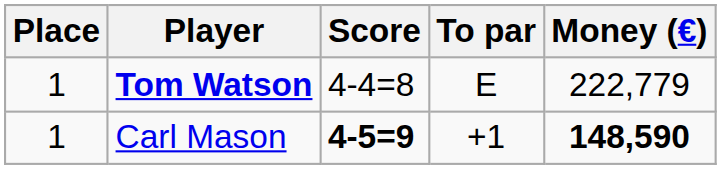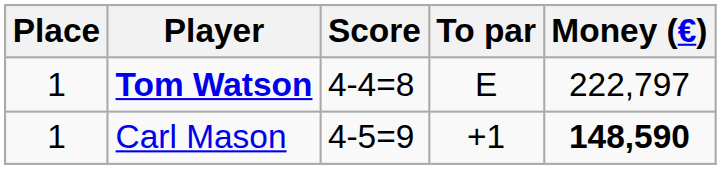(629, 84) 222,779 -> (629, 84) 222,797
(371, 137) bold -> (371, 137) normal
